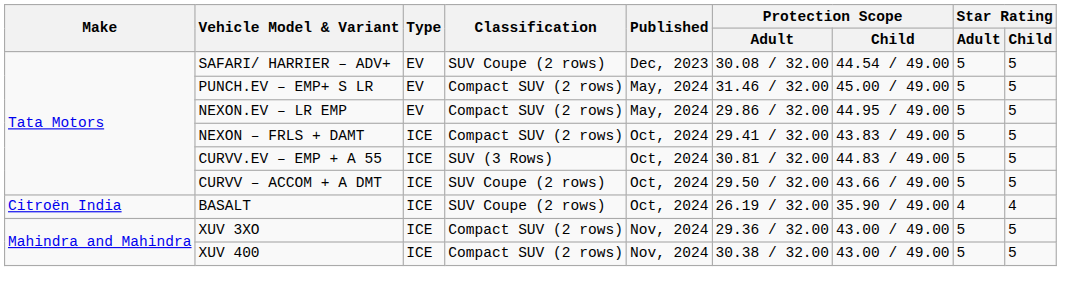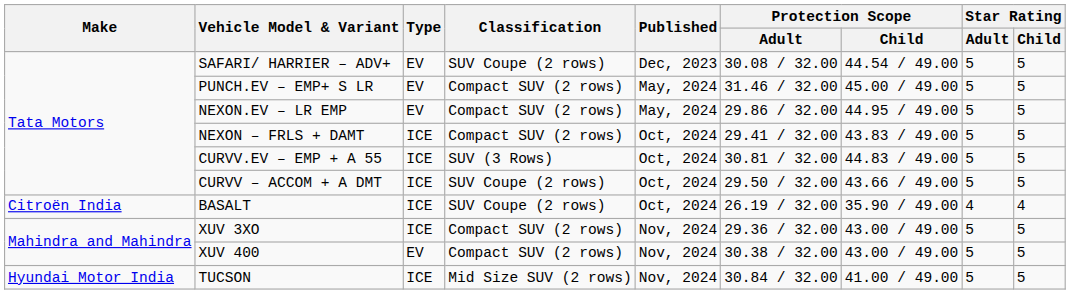(419, 254) ICE -> (415, 254) EV
+ row: (225, 277)
